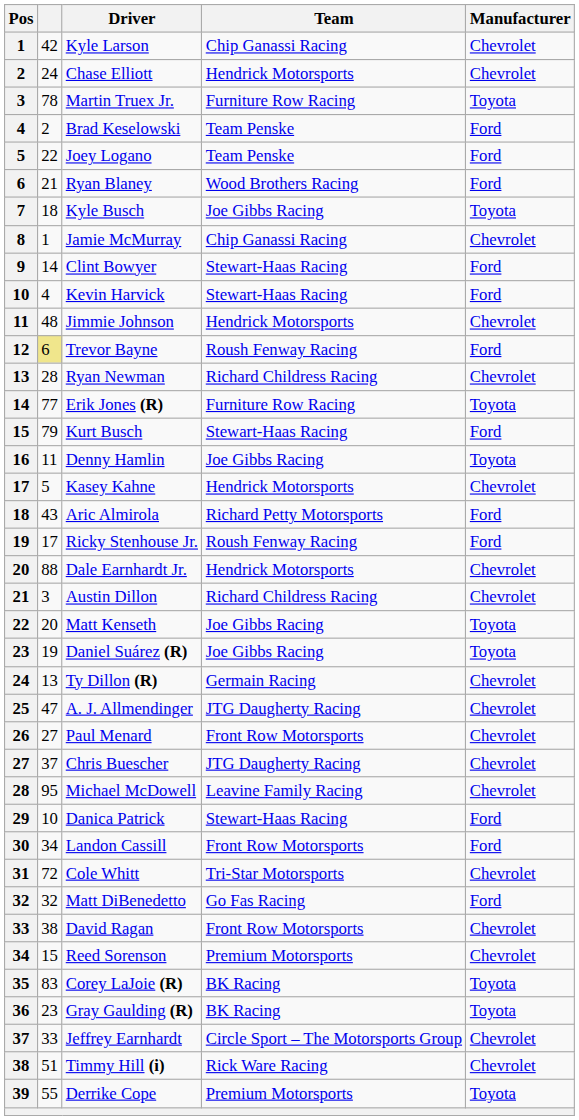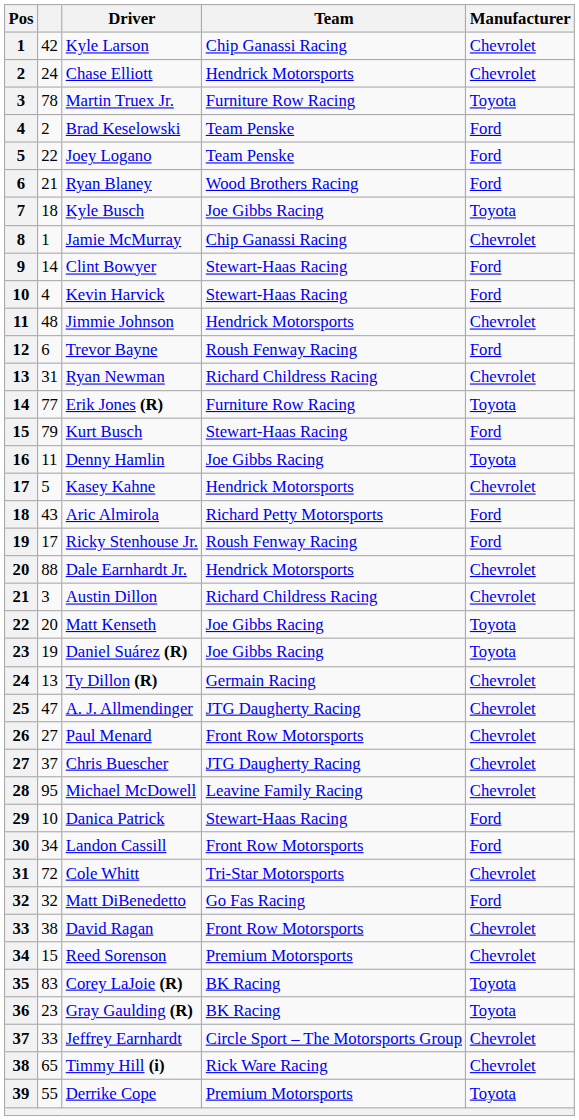(45, 349) khaki background -> (45, 349) no background
(50, 376) 28 -> (50, 376) 31
(50, 1066) 51 -> (50, 1066) 65
